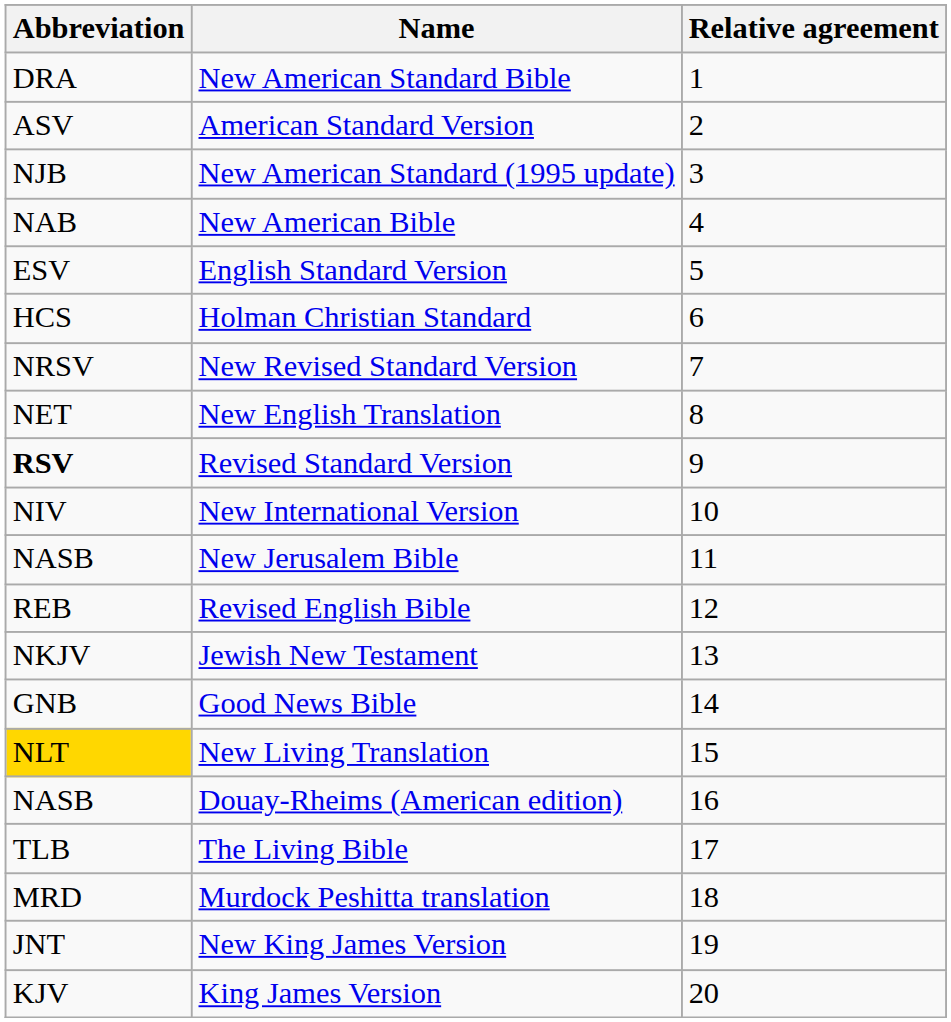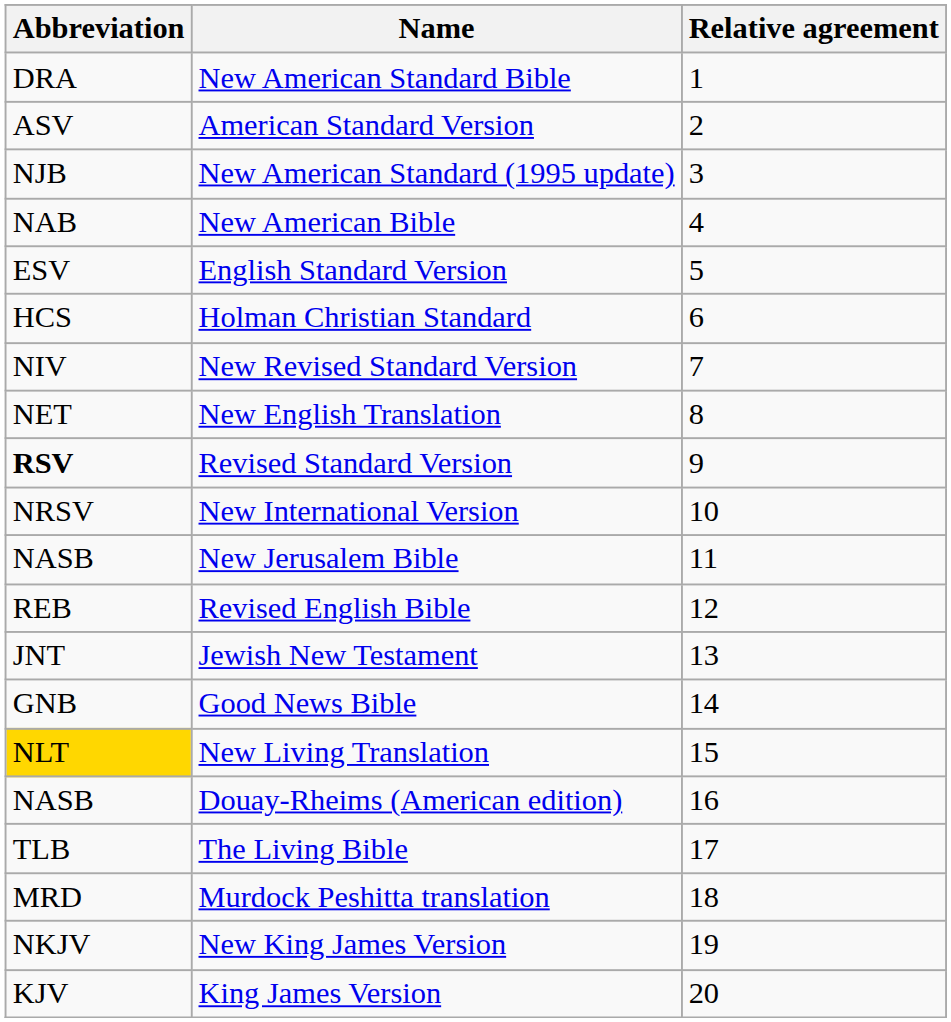(53, 366) NRSV -> (40, 366) NIV
(40, 510) NIV -> (53, 510) NRSV
(52, 655) NKJV -> (39, 655) JNT
(39, 944) JNT -> (52, 944) NKJV
